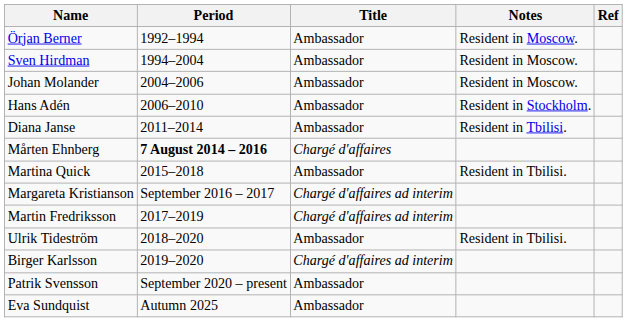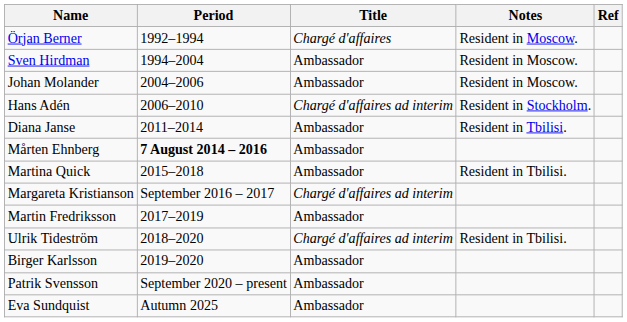(329, 37) Ambassador -> (342, 37) Chargé d'affaires
(329, 104) Ambassador -> (373, 104) Chargé d'affaires ad interim
(342, 149) Chargé d'affaires -> (329, 149) Ambassador
(373, 216) Chargé d'affaires ad interim -> (329, 216) Ambassador
(329, 238) Ambassador -> (373, 238) Chargé d'affaires ad interim
(373, 261) Chargé d'affaires ad interim -> (329, 261) Ambassador
